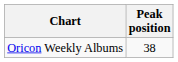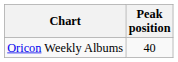(150, 47) 38 -> (150, 47) 40
